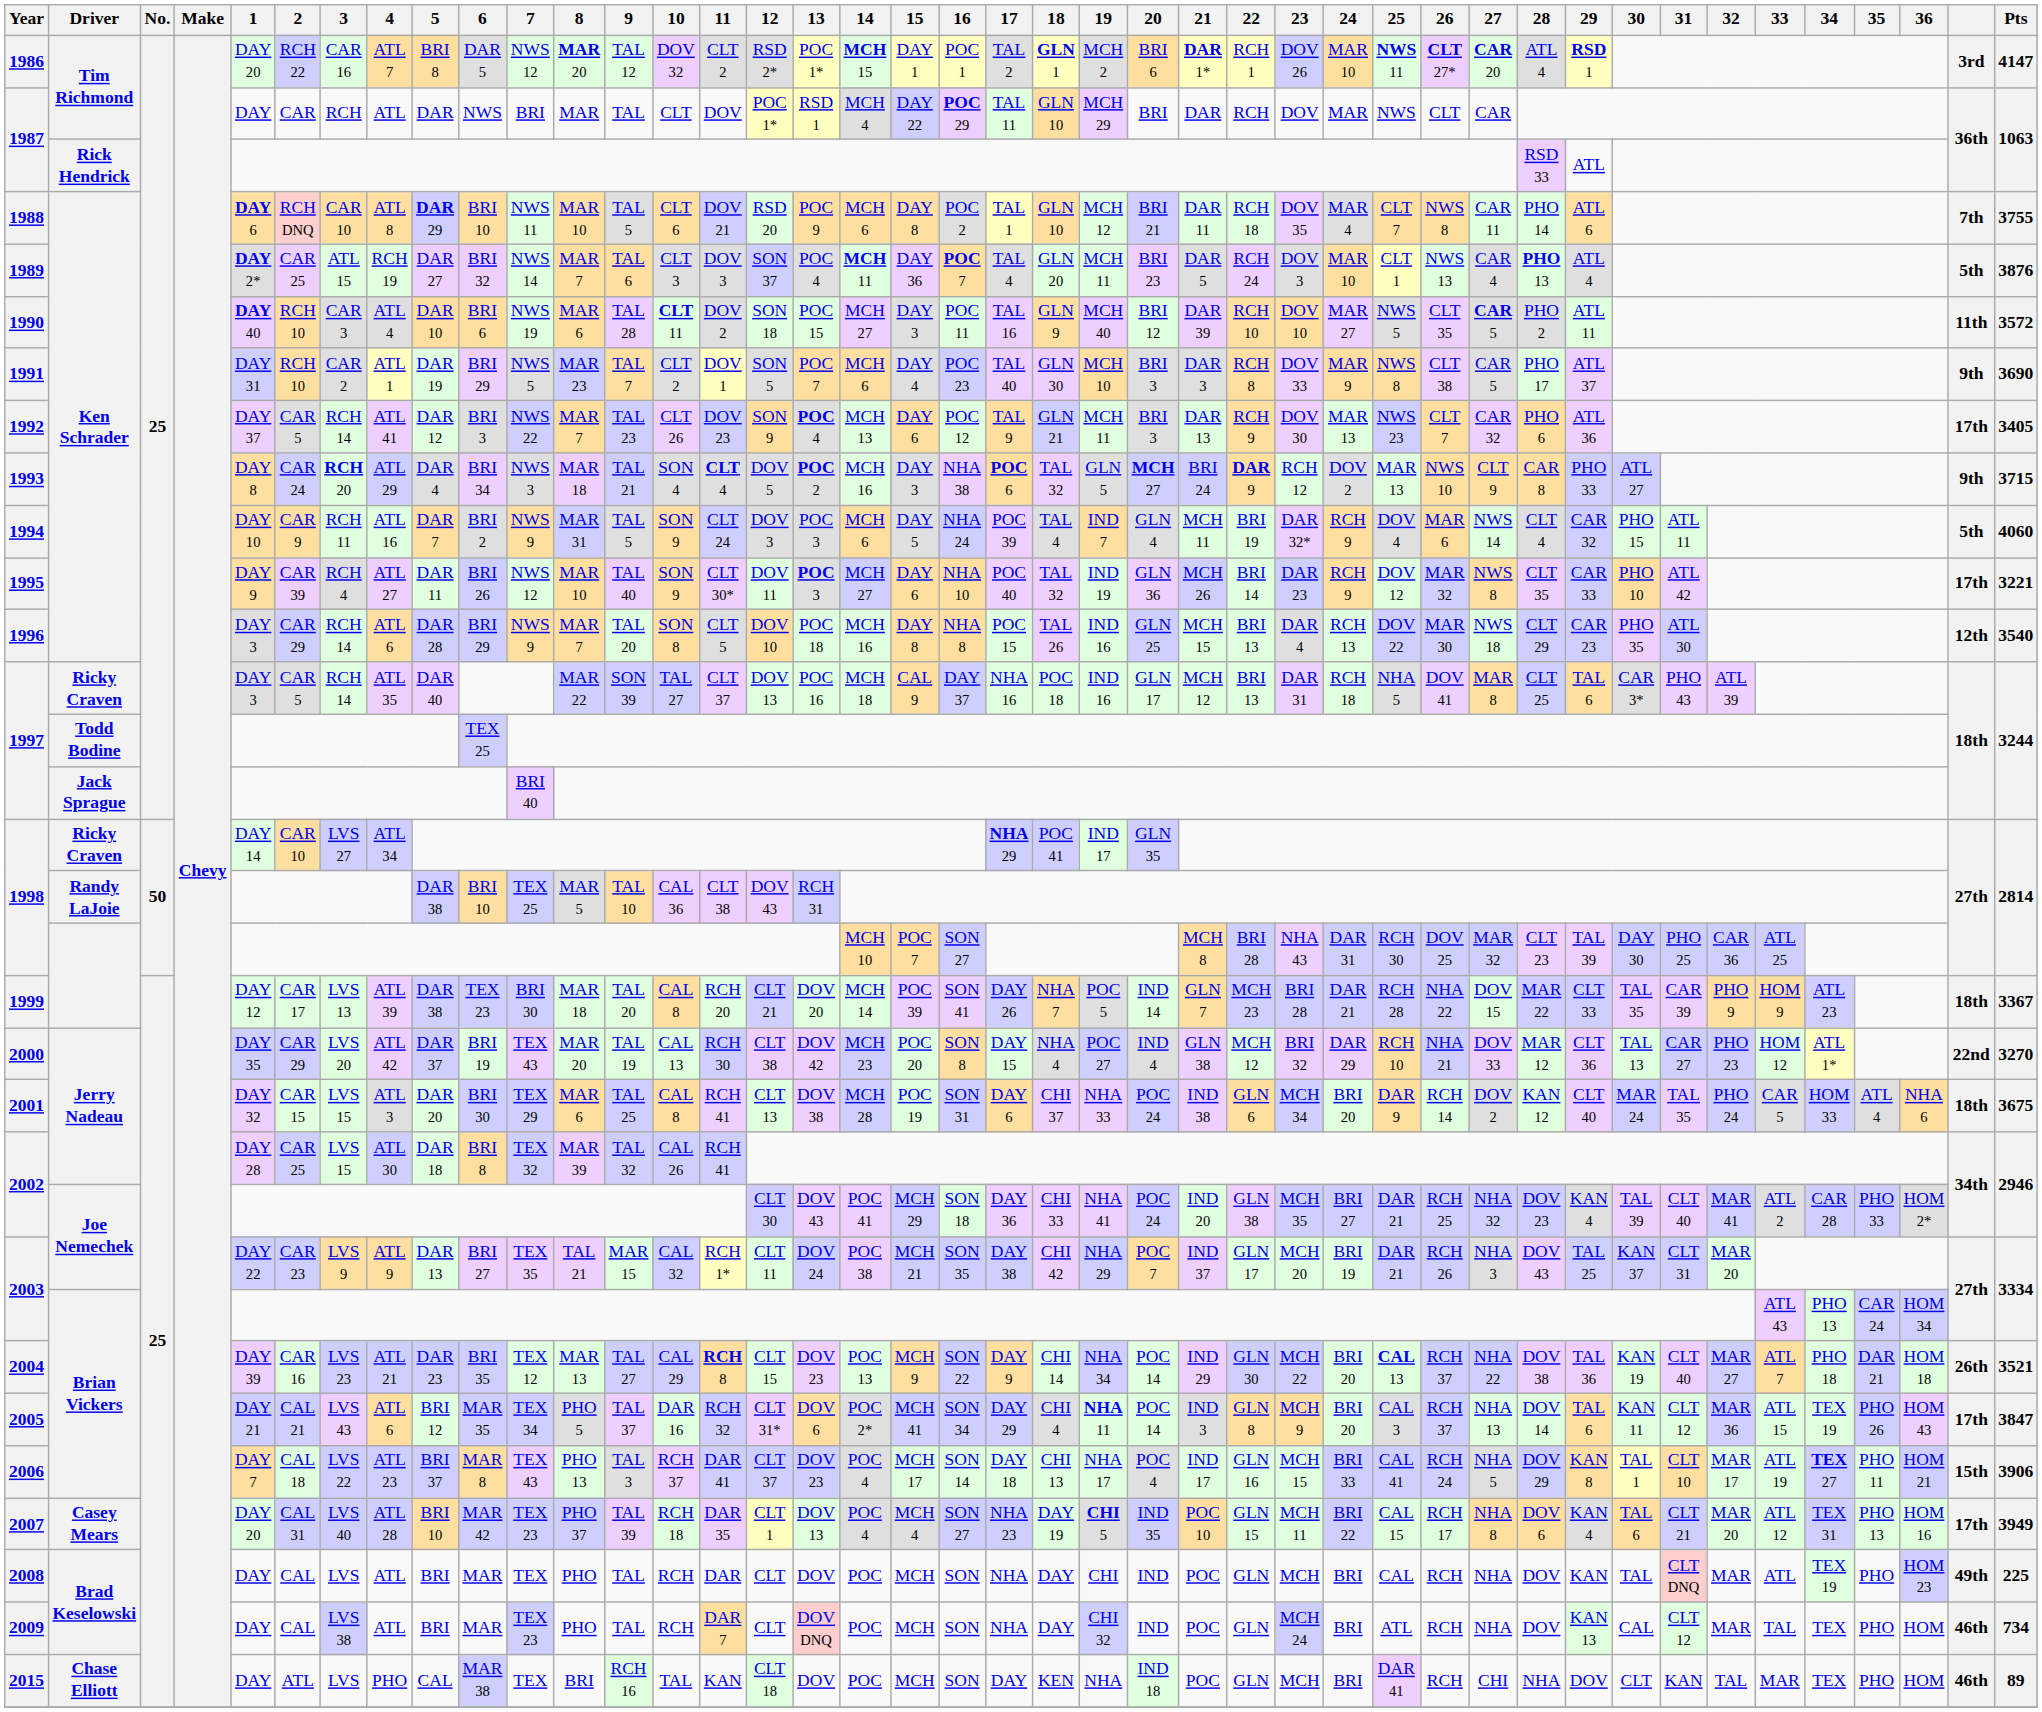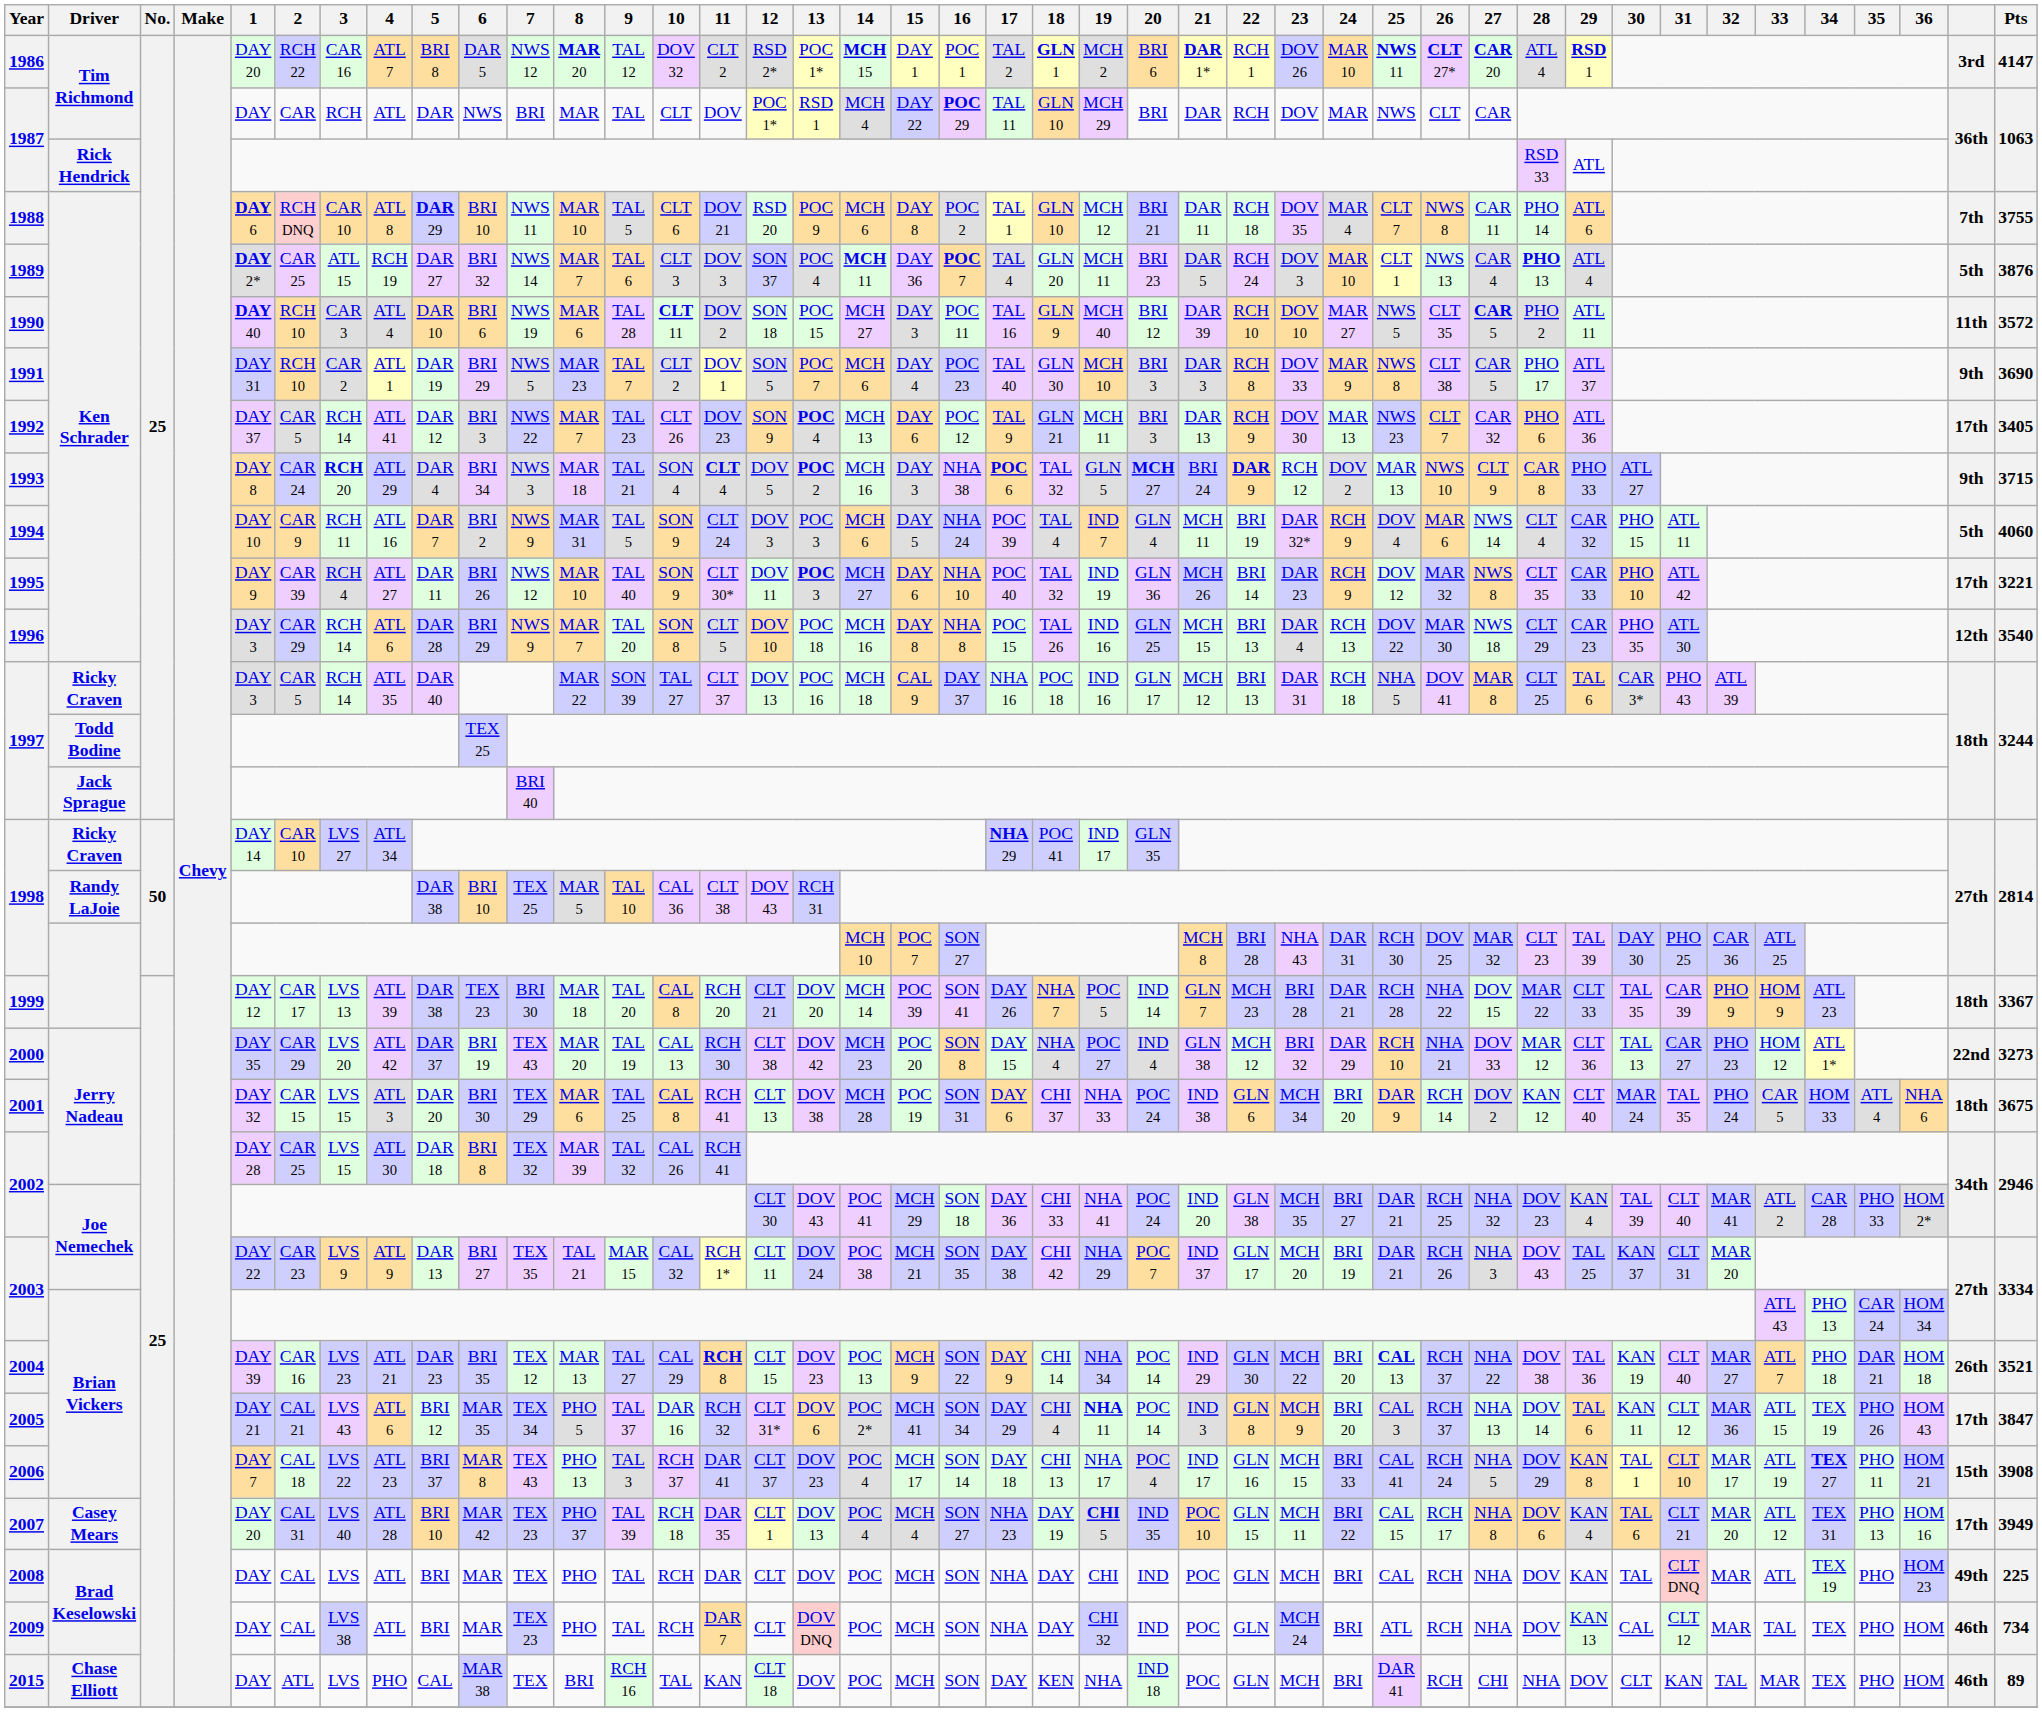(2016, 1053) 3270 -> (2016, 1053) 3273
(2016, 1471) 3906 -> (2016, 1471) 3908
